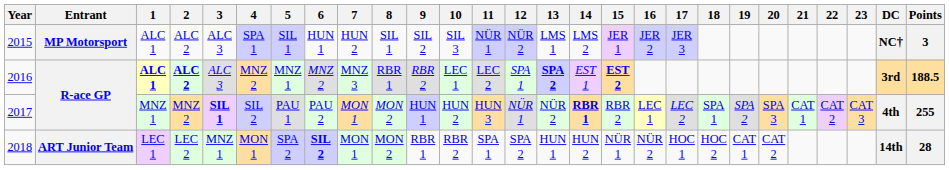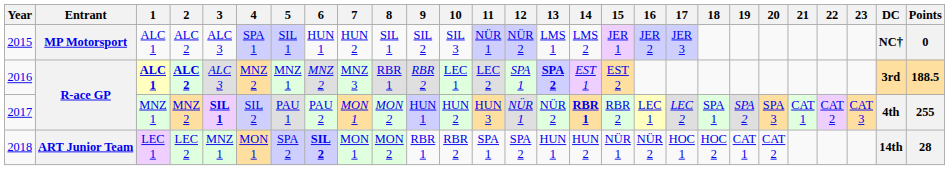(925, 42) 3 -> (925, 42) 0
(618, 76) bold -> (618, 76) normal
